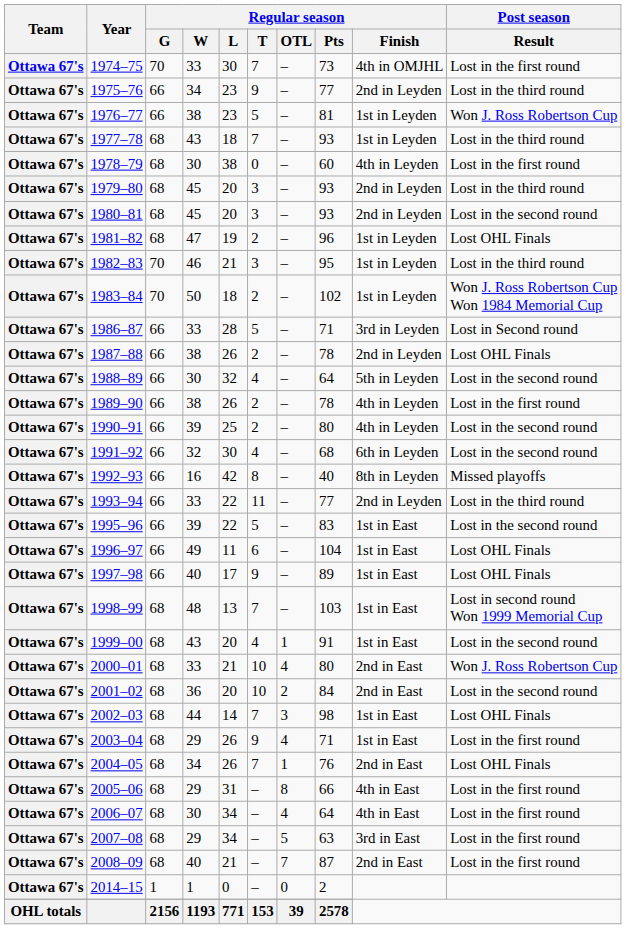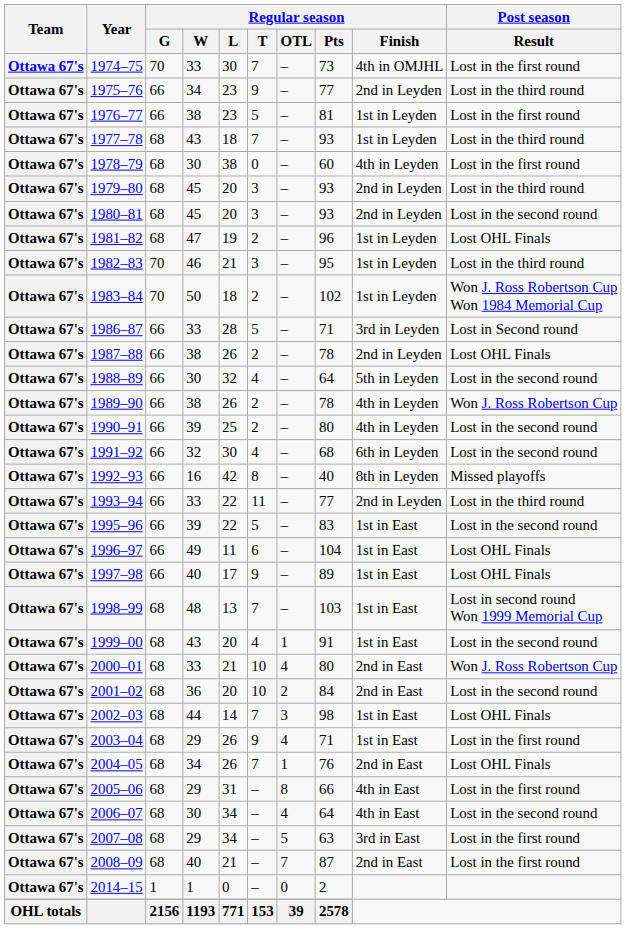(534, 115) Won J. Ross Robertson Cup -> (515, 115) Lost in the first round
(515, 403) Lost in the first round -> (534, 403) Won J. Ross Robertson Cup
(515, 813) Lost in the first round -> (524, 813) Lost in the second round
